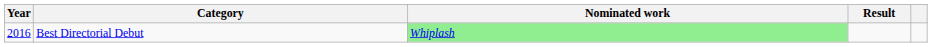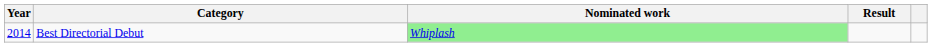(19, 32) 2016 -> (19, 32) 2014
